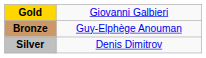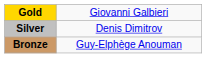rows swapped: (30, 45) <-> (30, 28)
